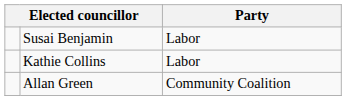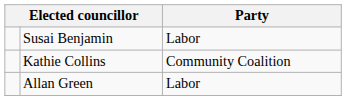(183, 61) Labor -> (228, 61) Community Coalition
(228, 83) Community Coalition -> (183, 83) Labor
